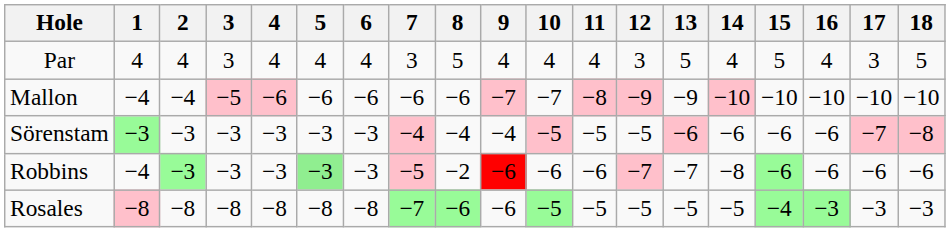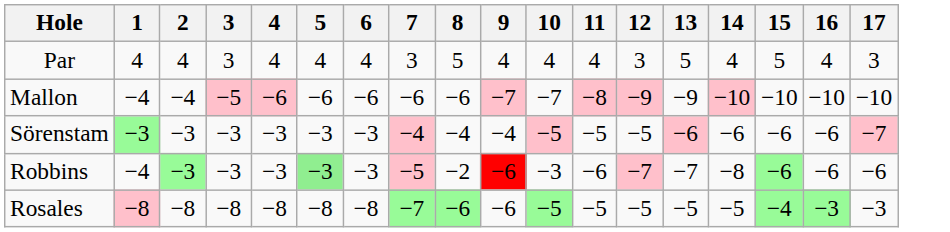- column: (921, 23)
(549, 171) −6 -> (549, 171) −3
